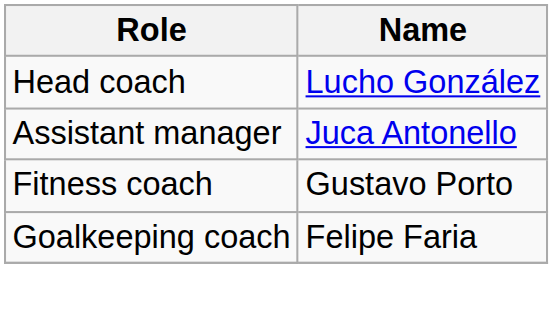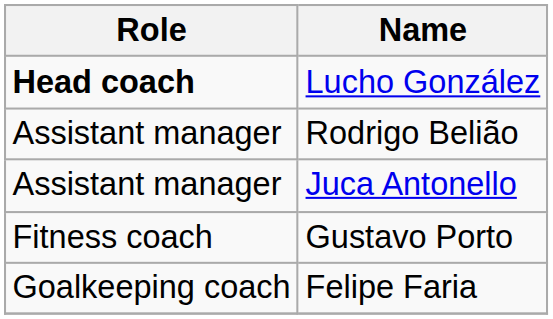(99, 81) normal -> (104, 81) bold
+ row: (412, 133)
